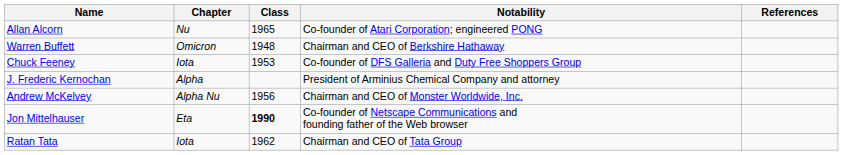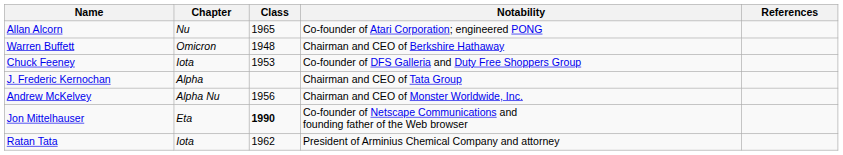(431, 79) President of Arminius Chemical Company and attorney -> (382, 79) Chairman and CEO of Tata Group
(382, 141) Chairman and CEO of Tata Group -> (431, 141) President of Arminius Chemical Company and attorney
